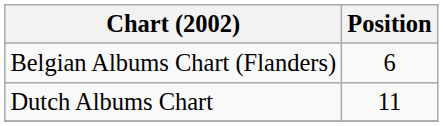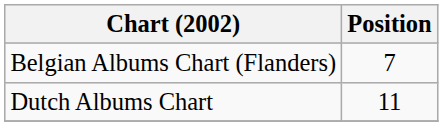(390, 62) 6 -> (390, 62) 7
